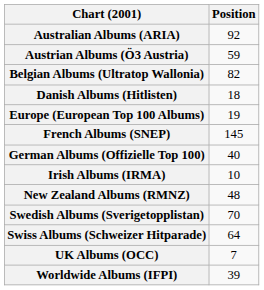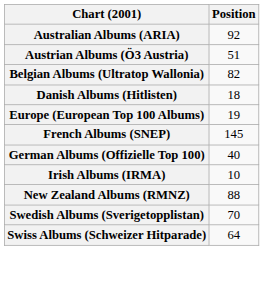(234, 54) 59 -> (234, 54) 51
(234, 194) 48 -> (234, 194) 88
- row: (107, 255)
- row: (107, 275)
